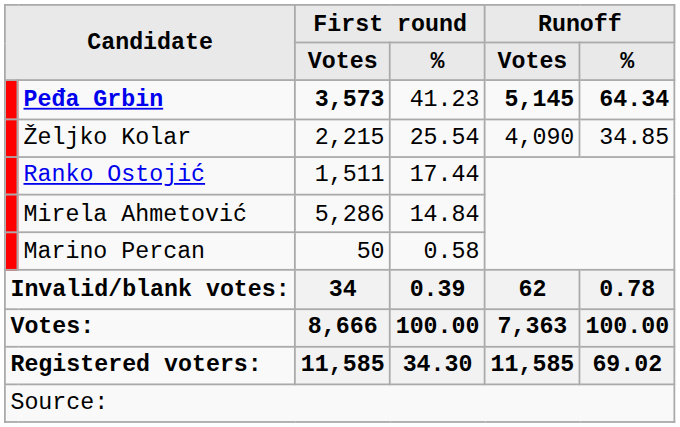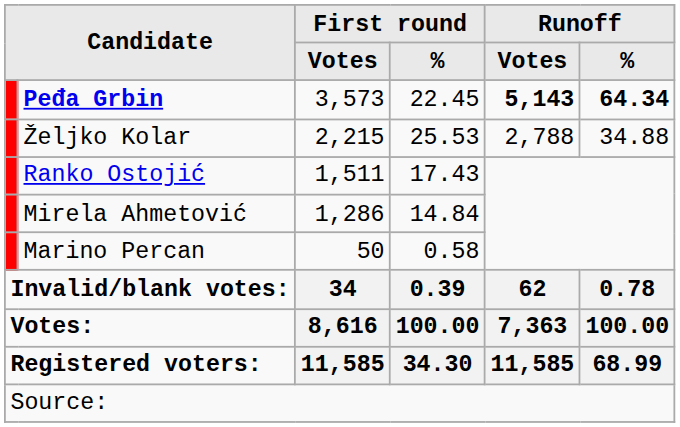(350, 100) bold -> (350, 100) normal
(445, 100) 41.23 -> (445, 100) 22.45
(539, 100) 5,145 -> (539, 100) 5,143
(445, 138) 25.54 -> (445, 138) 25.53
(539, 138) 4,090 -> (539, 138) 2,788
(634, 138) 34.85 -> (634, 138) 34.88
(445, 176) 17.44 -> (445, 176) 17.43
(350, 213) 5,286 -> (350, 213) 1,286
(343, 327) 8,666 -> (343, 327) 8,616
(627, 365) 69.02 -> (627, 365) 68.99
